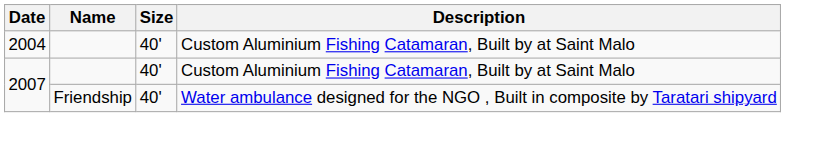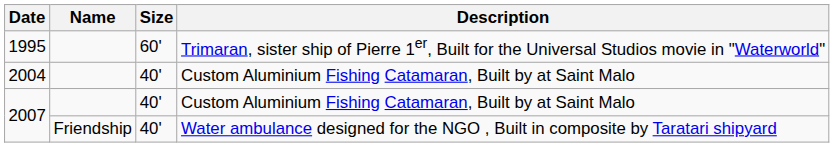+ row: (27, 46)
